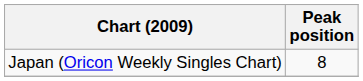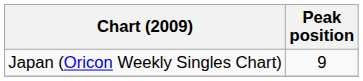(322, 62) 8 -> (322, 62) 9
